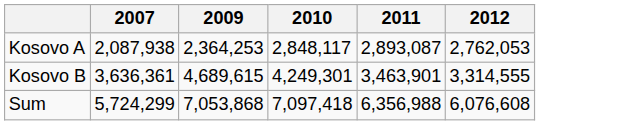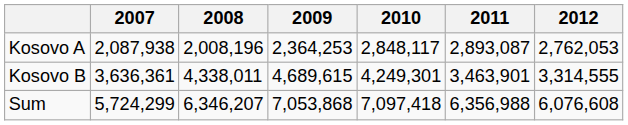+ column: (223, 18)
